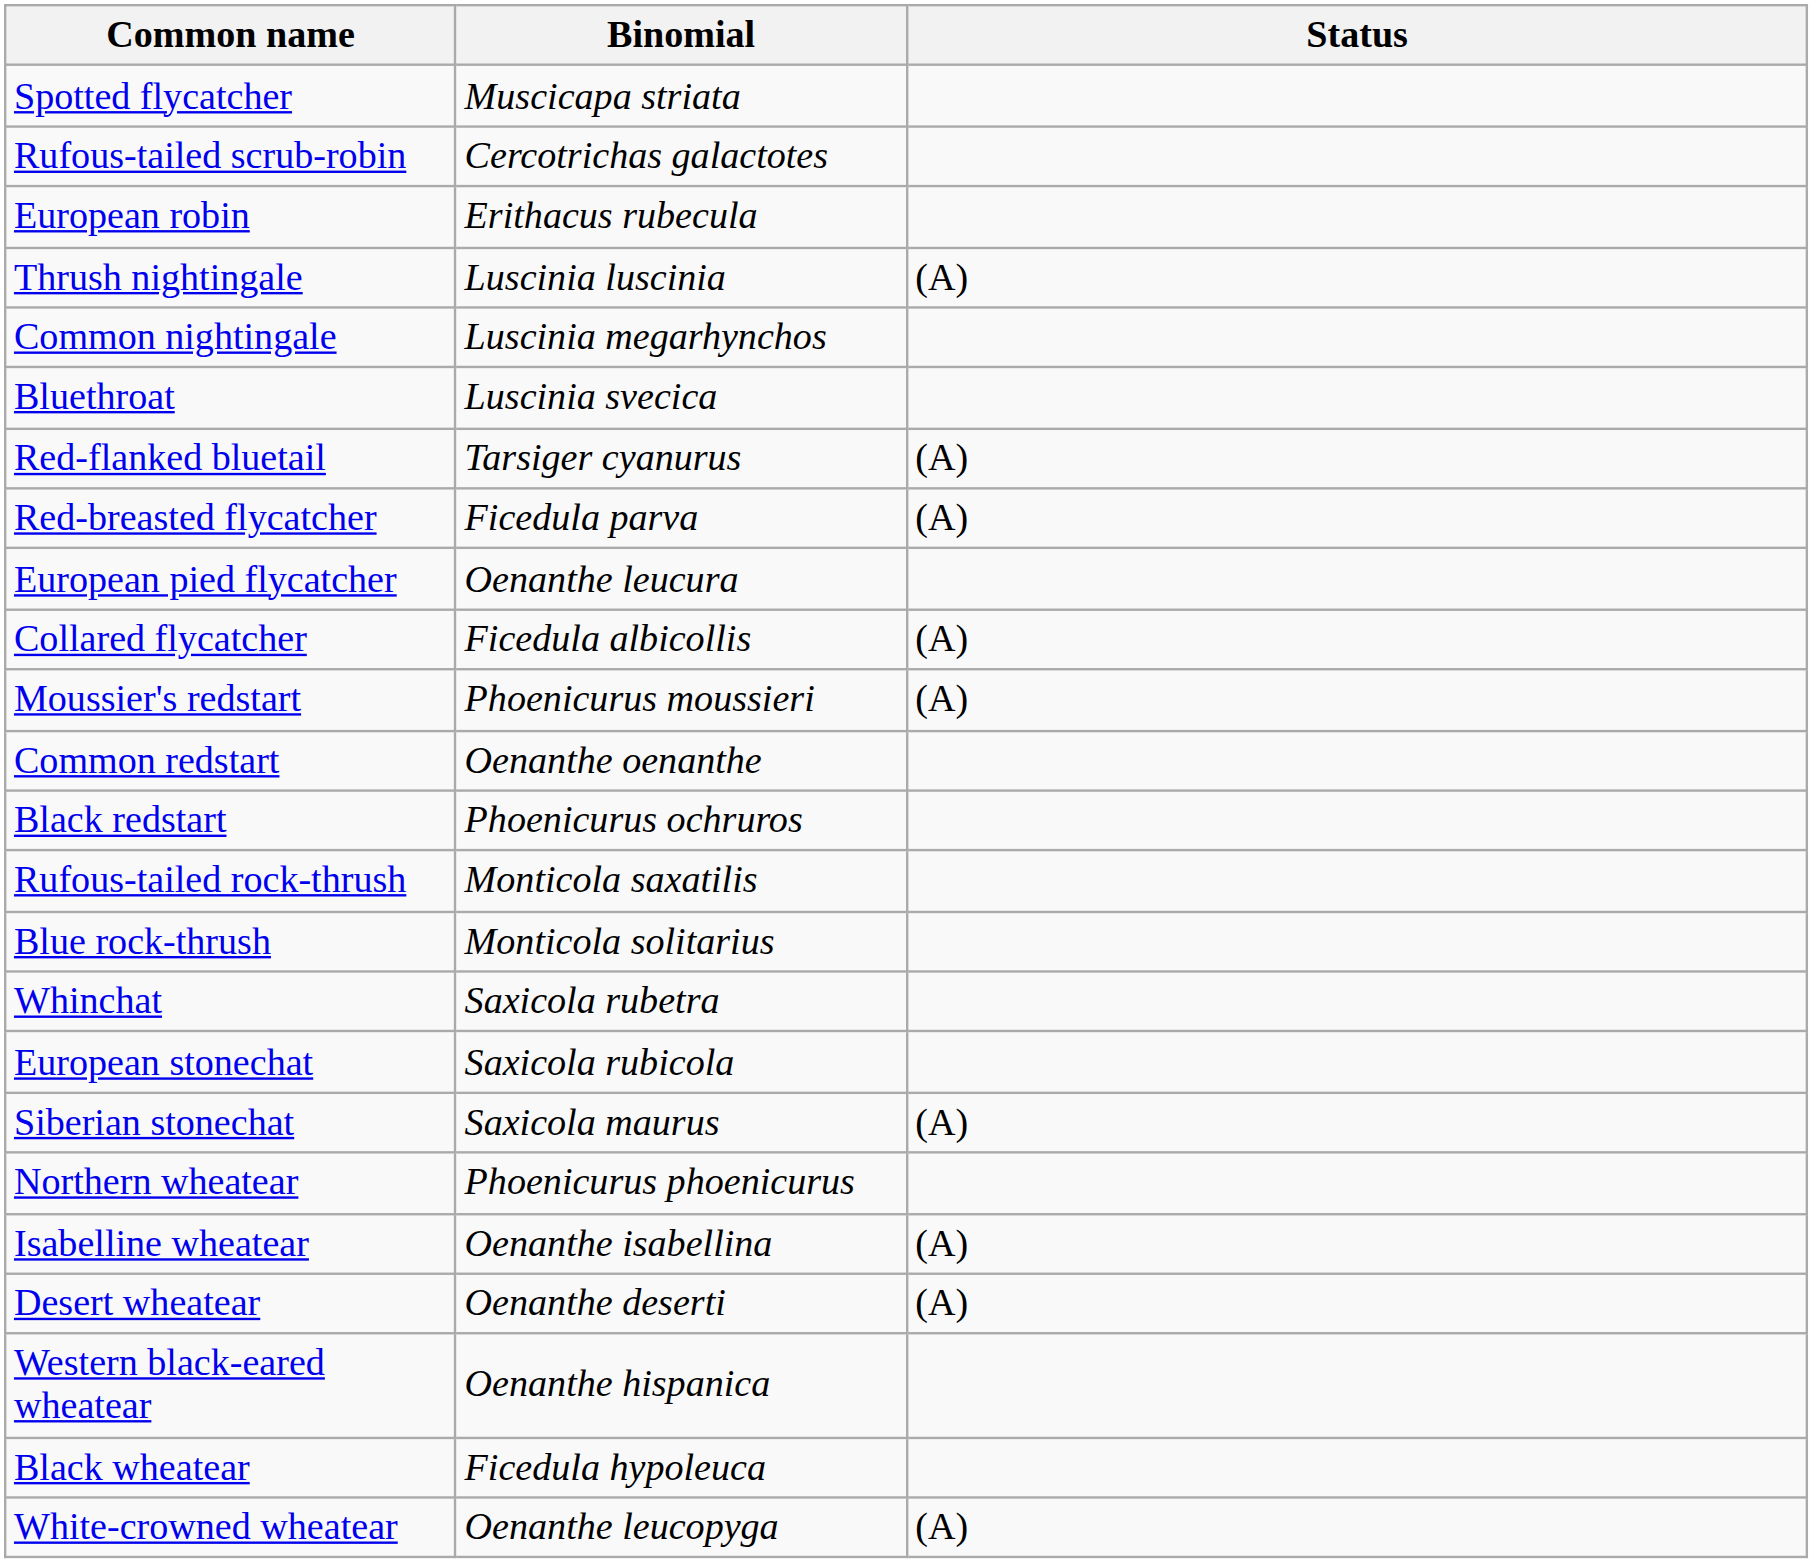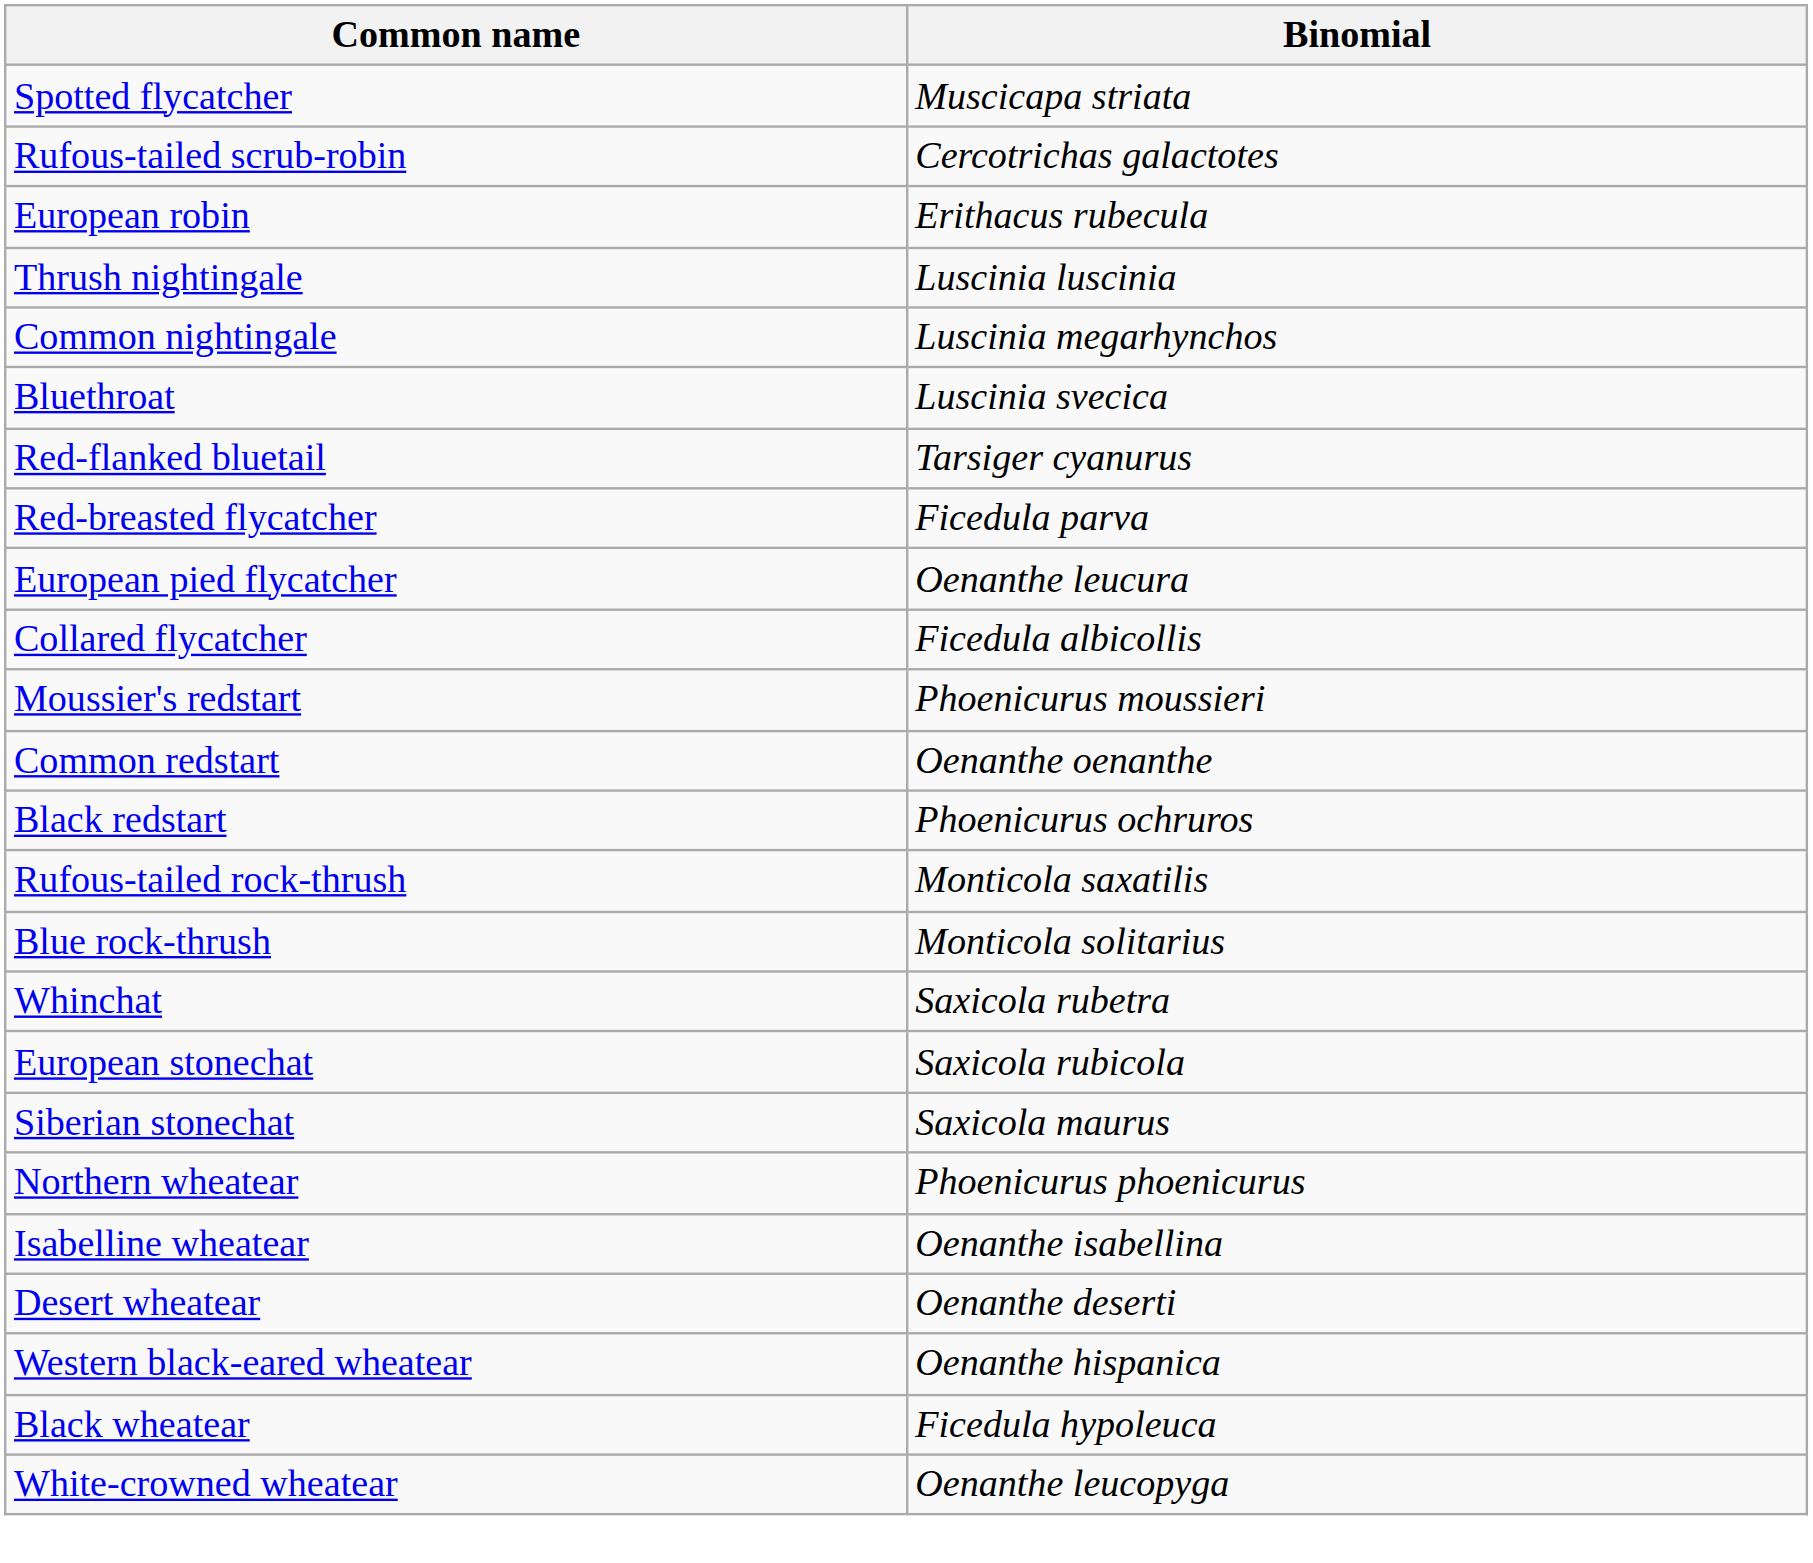- column: (1357, 34)
